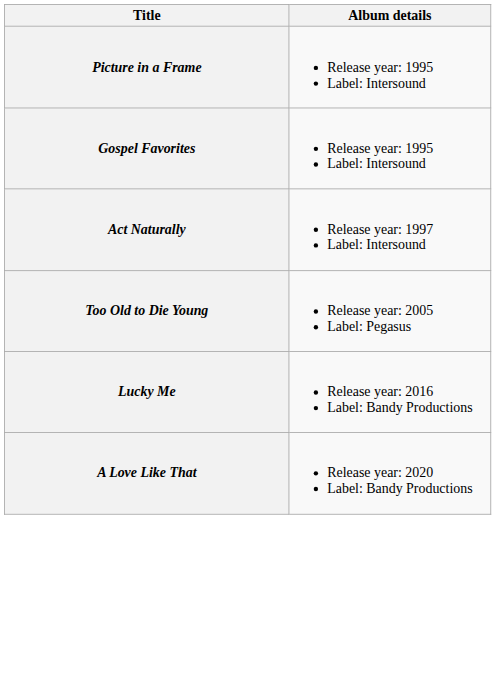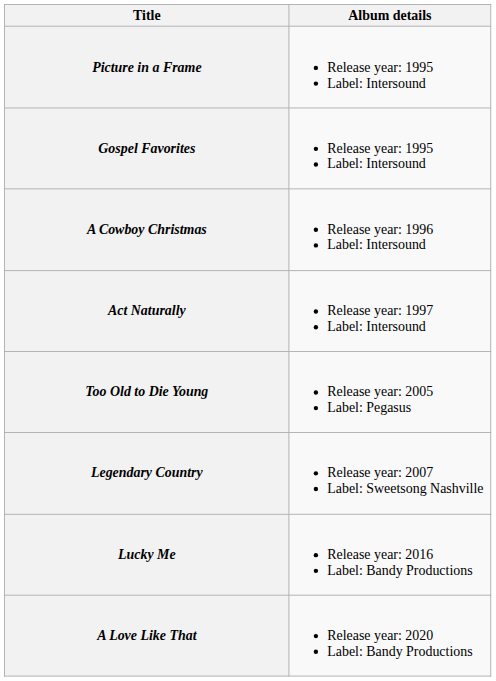+ row: (147, 229)
+ row: (147, 473)
